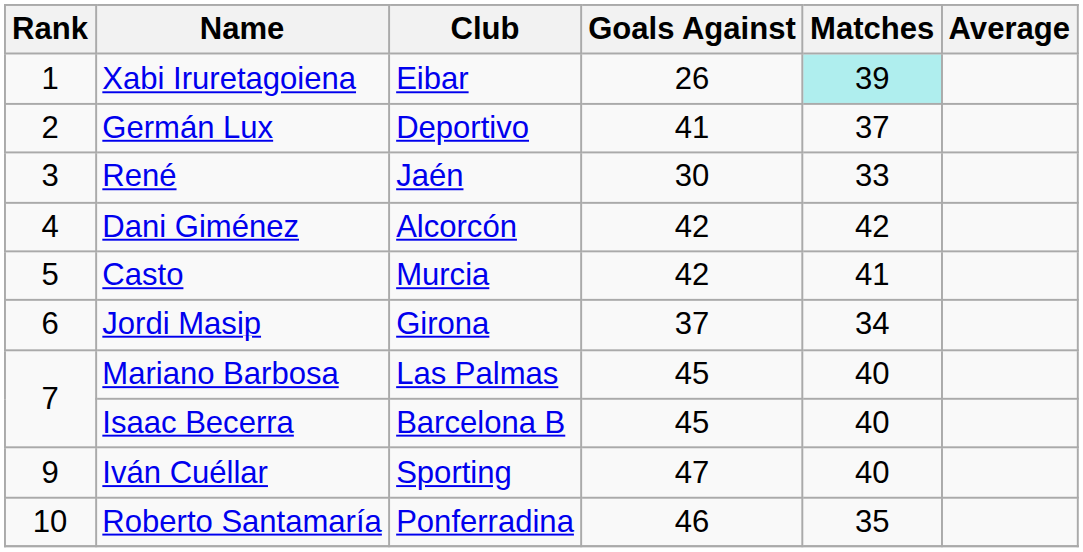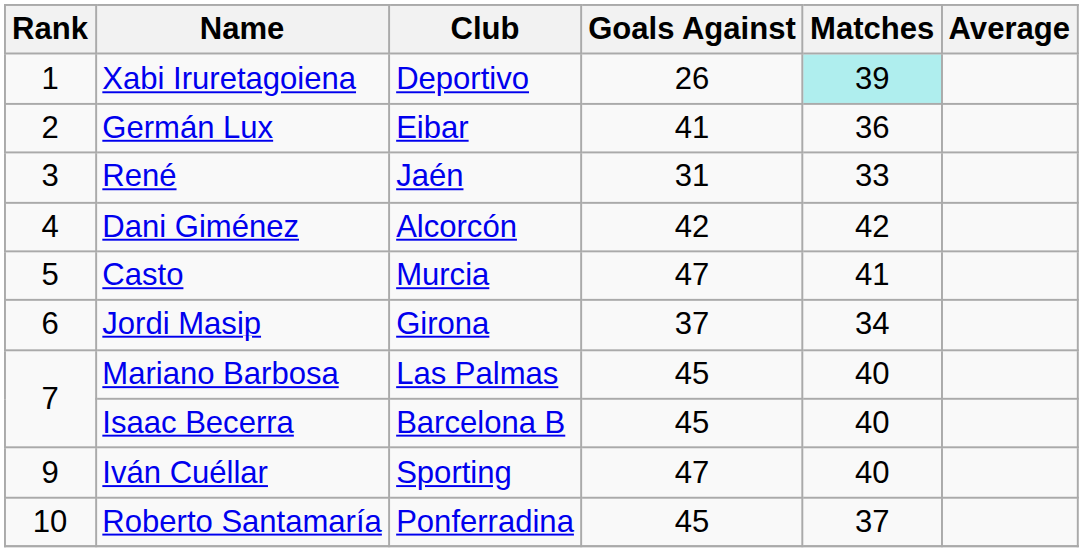(432, 78) Eibar -> (463, 78) Deportivo
(463, 127) Deportivo -> (432, 127) Eibar
(872, 127) 37 -> (872, 127) 36
(692, 176) 30 -> (692, 176) 31
(692, 275) 42 -> (692, 275) 47
(692, 521) 46 -> (692, 521) 45
(872, 521) 35 -> (872, 521) 37
